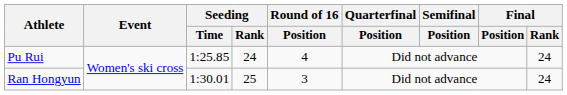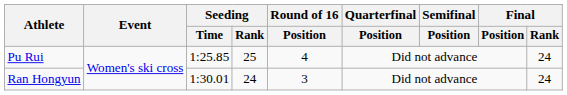(250, 57) 24 -> (250, 57) 25
(250, 79) 25 -> (250, 79) 24
